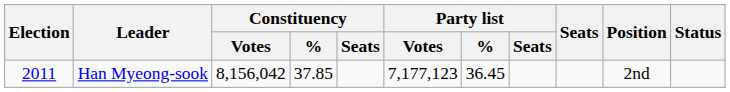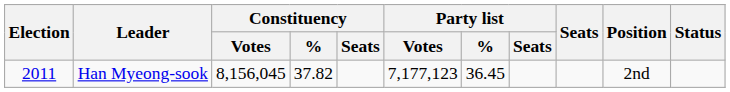(251, 73) 8,156,042 -> (251, 73) 8,156,045
(313, 73) 37.85 -> (313, 73) 37.82
